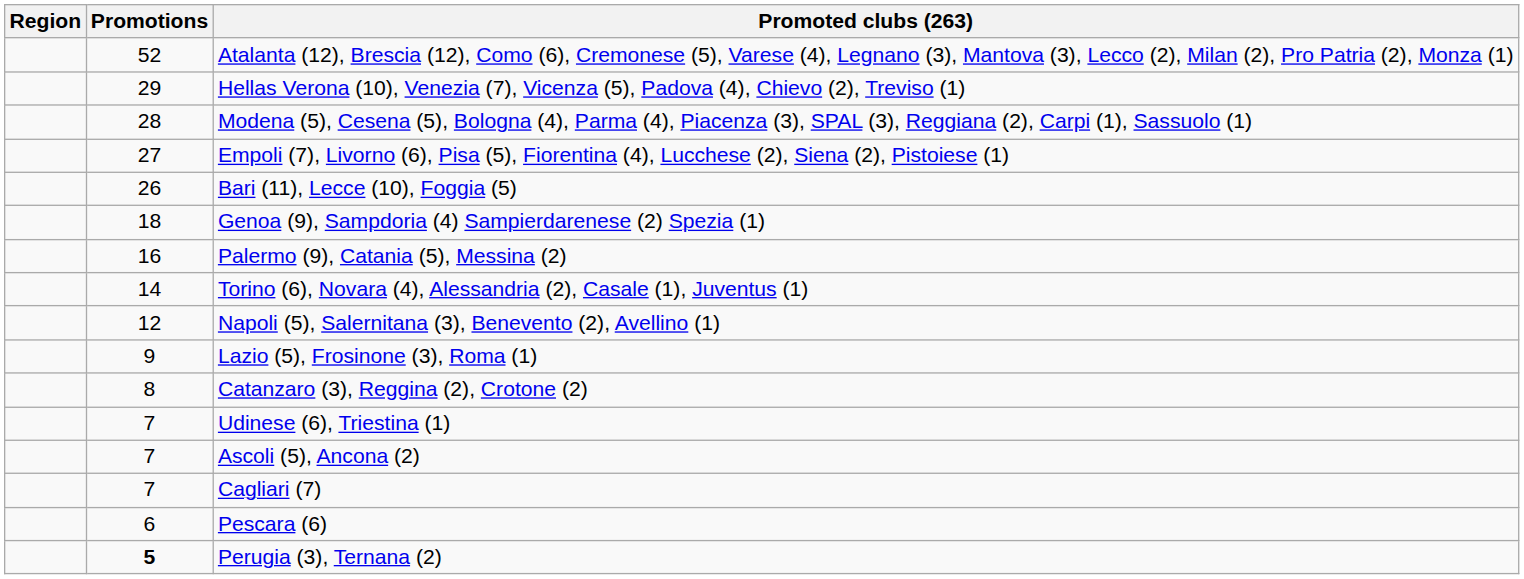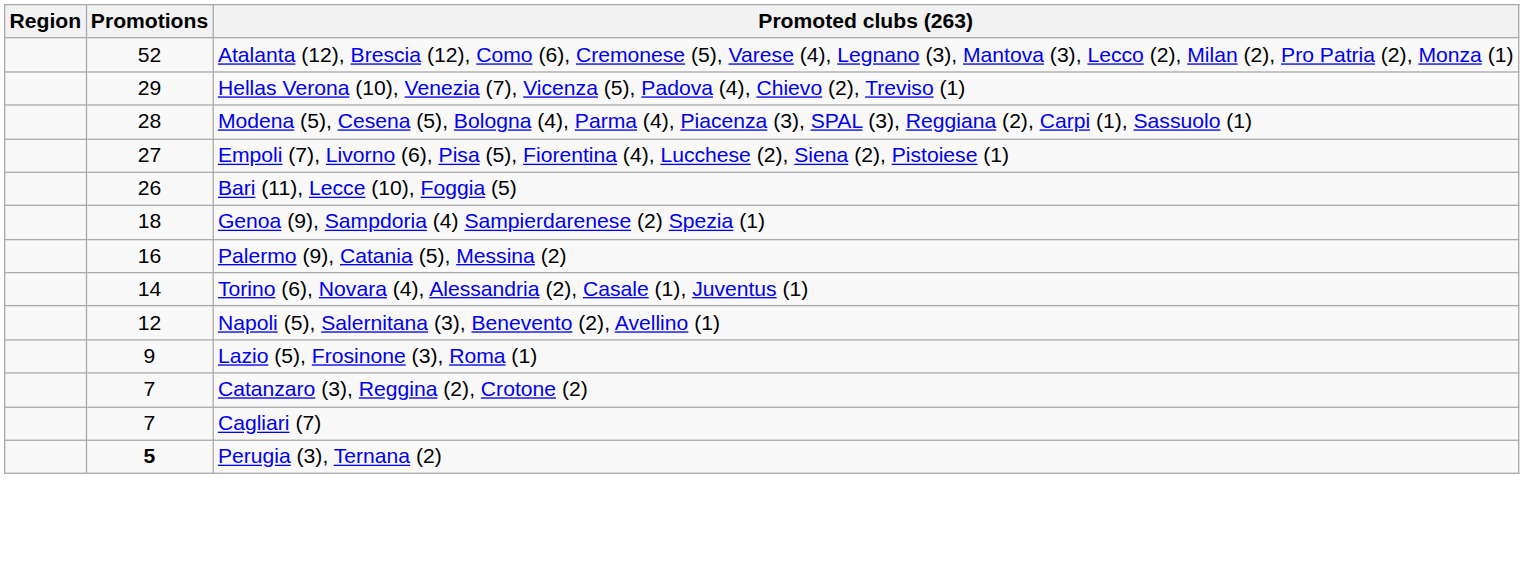(149, 389) 8 -> (149, 389) 7
- row: (334, 423)
- row: (319, 456)
- row: (272, 523)
